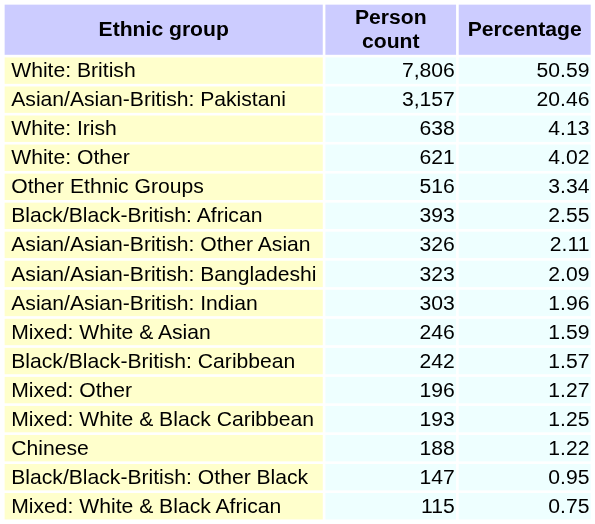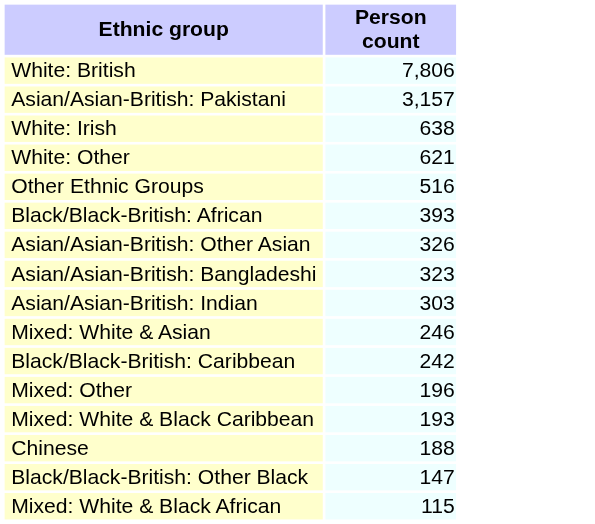- column: (525, 29)
